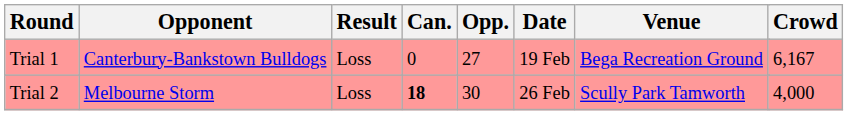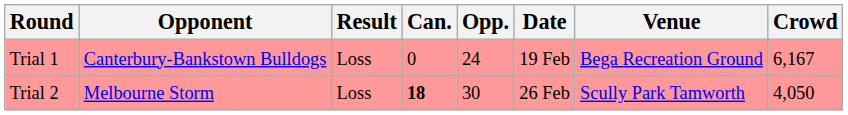(471, 58) 27 -> (471, 58) 24
(794, 93) 4,000 -> (794, 93) 4,050
